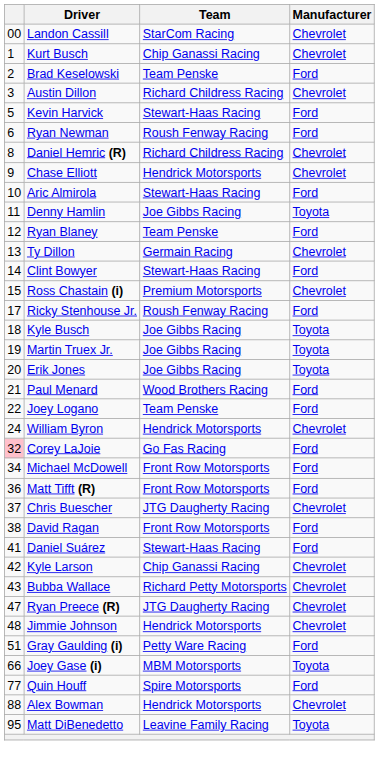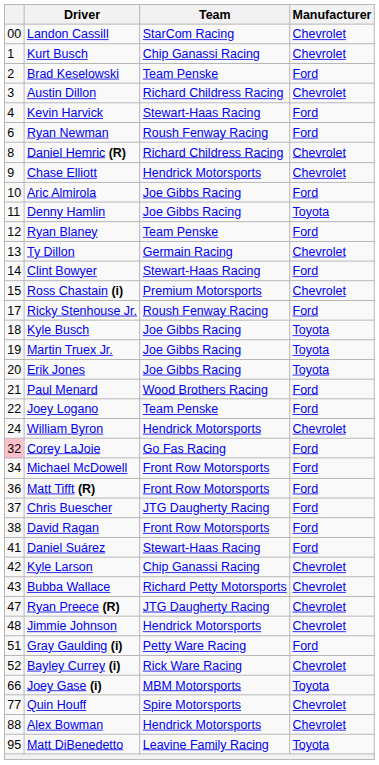(11, 113) 5 -> (11, 113) 4
(202, 192) Stewart-Haas Racing -> (192, 192) Joe Gibbs Racing
(319, 508) Chevrolet -> (305, 508) Ford
+ row: (74, 666)
(305, 685) Ford -> (319, 705) Chevrolet
